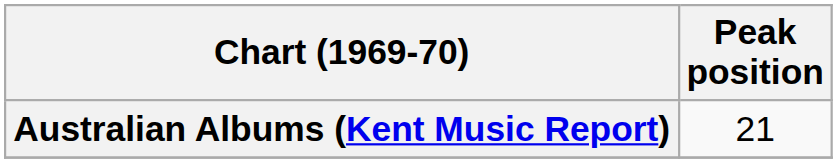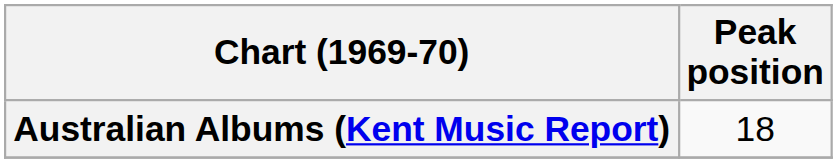(755, 128) 21 -> (755, 128) 18
